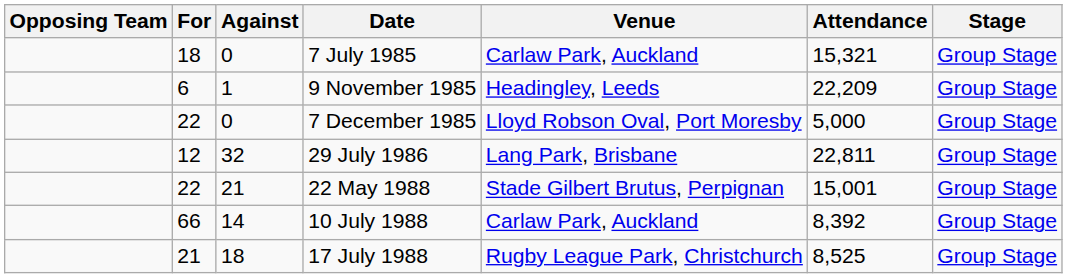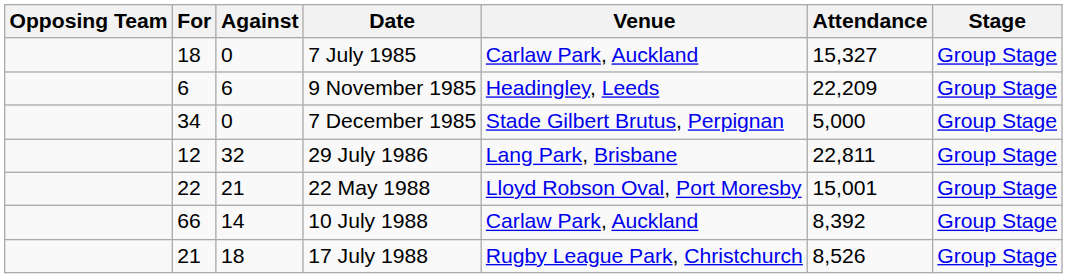(845, 54) 15,321 -> (845, 54) 15,327
(227, 88) 1 -> (227, 88) 6
(189, 121) 22 -> (189, 121) 34
(644, 121) Lloyd Robson Oval, Port Moresby -> (635, 121) Stade Gilbert Brutus, Perpignan
(635, 188) Stade Gilbert Brutus, Perpignan -> (644, 188) Lloyd Robson Oval, Port Moresby
(839, 255) 8,525 -> (839, 255) 8,526
